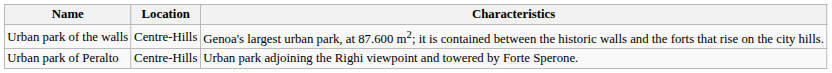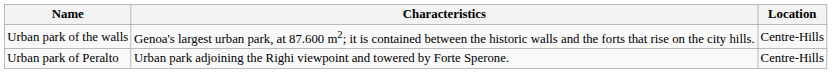columns swapped: (166, 14) <-> (514, 14)
